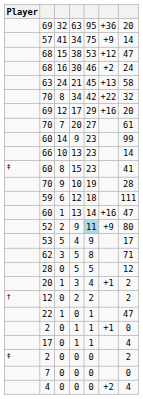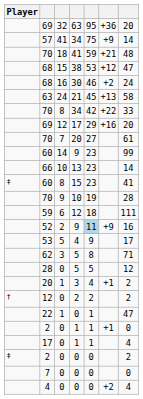+ row: (47, 54)
(128, 97) 32 -> (128, 111) 33
- row: (47, 212)
(128, 227) 80 -> (128, 227) 16
